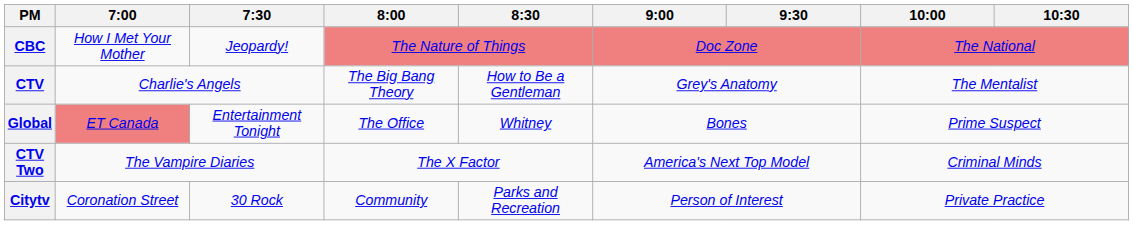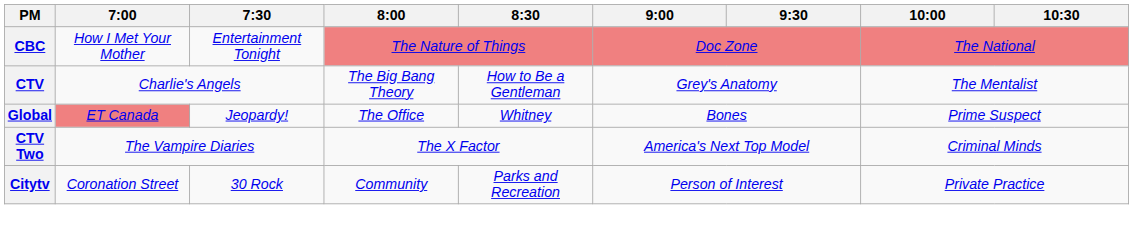(257, 46) Jeopardy! -> (257, 46) Entertainment Tonight
(257, 123) Entertainment Tonight -> (257, 115) Jeopardy!
